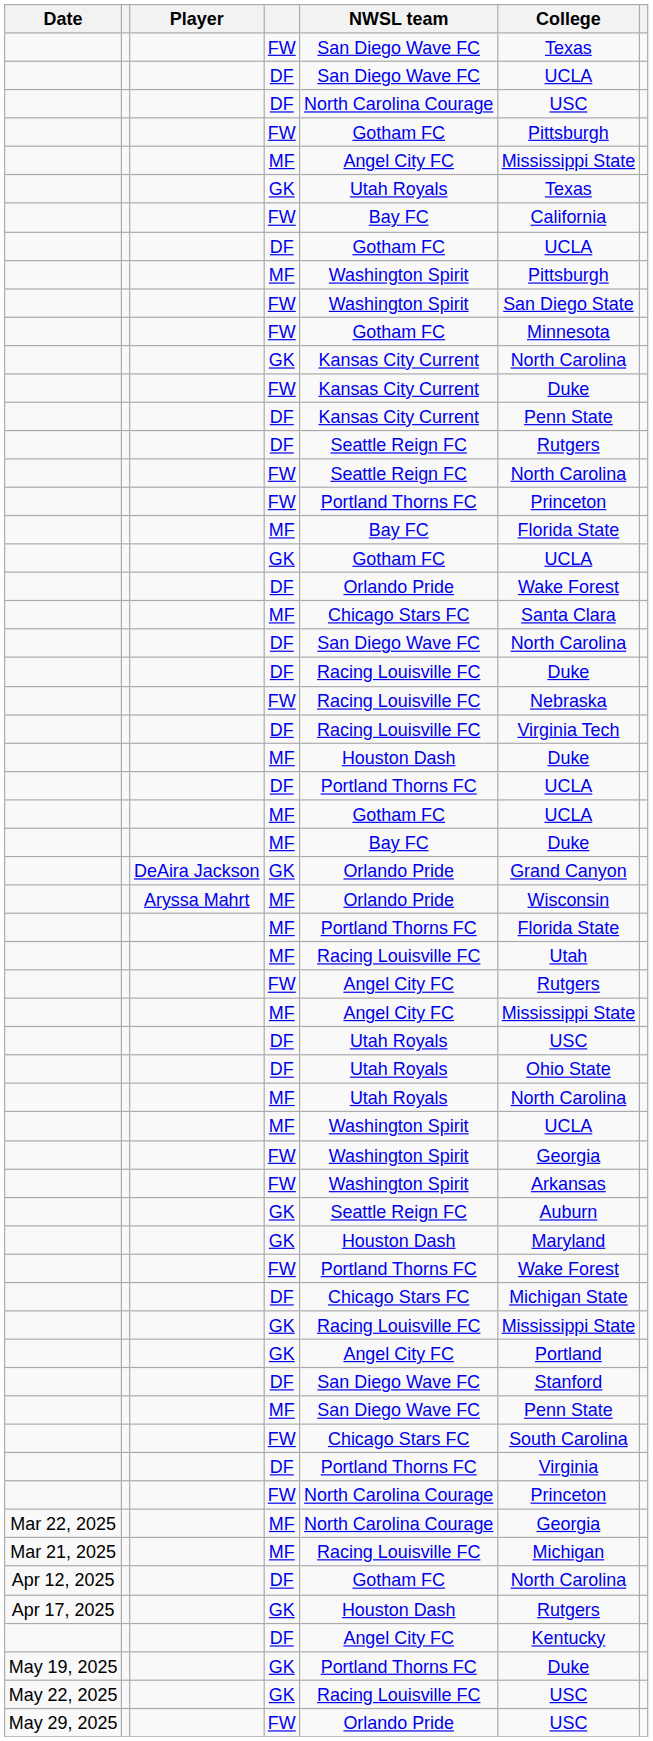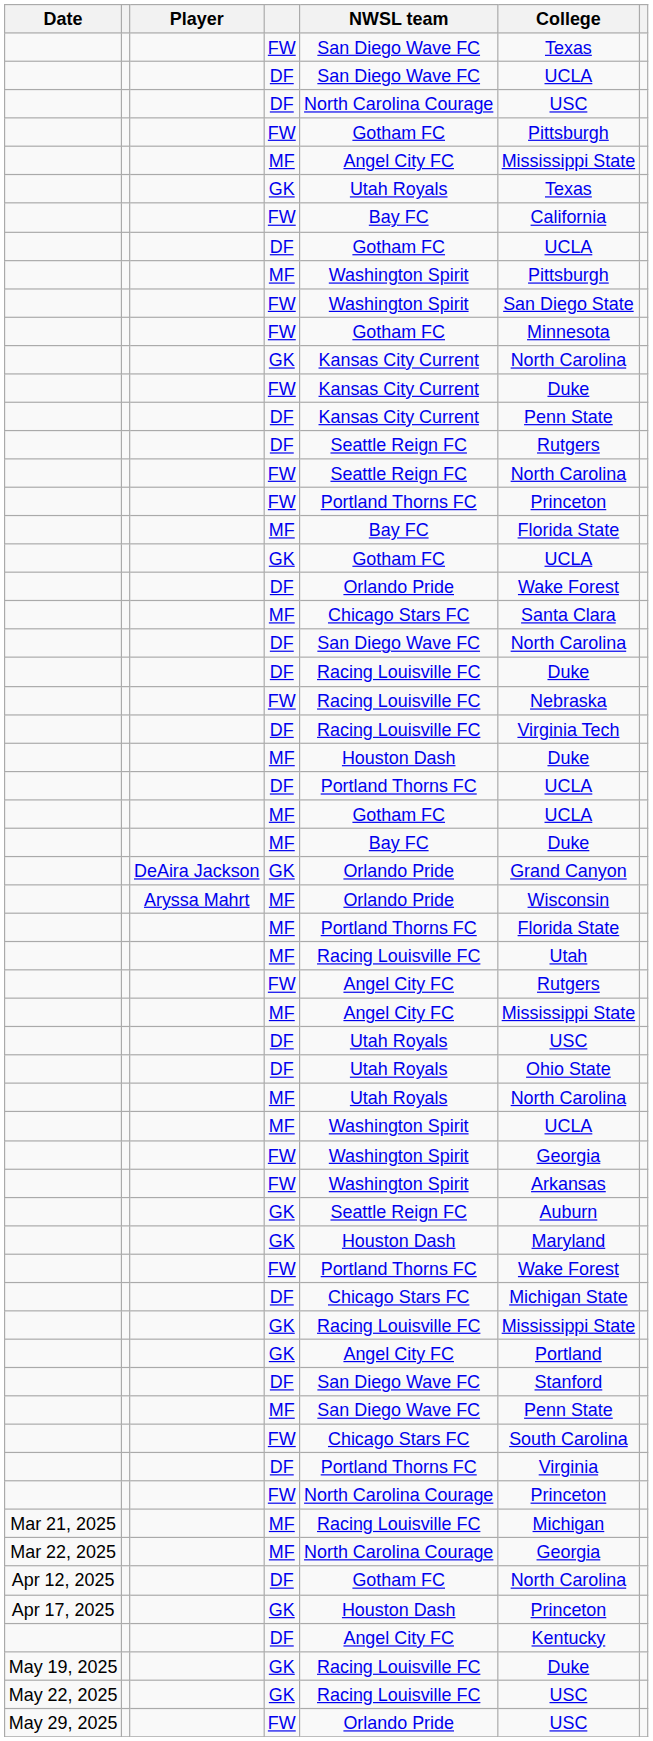rows swapped: (63, 1552) <-> (63, 1524)
(568, 1609) Rutgers -> (568, 1609) Princeton
(399, 1666) Portland Thorns FC -> (399, 1666) Racing Louisville FC
